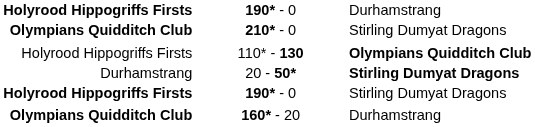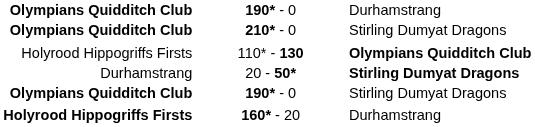(98, 10) Holyrood Hippogriffs Firsts -> (101, 10) Olympians Quidditch Club
(98, 93) Holyrood Hippogriffs Firsts -> (101, 93) Olympians Quidditch Club
(101, 115) Olympians Quidditch Club -> (98, 115) Holyrood Hippogriffs Firsts
